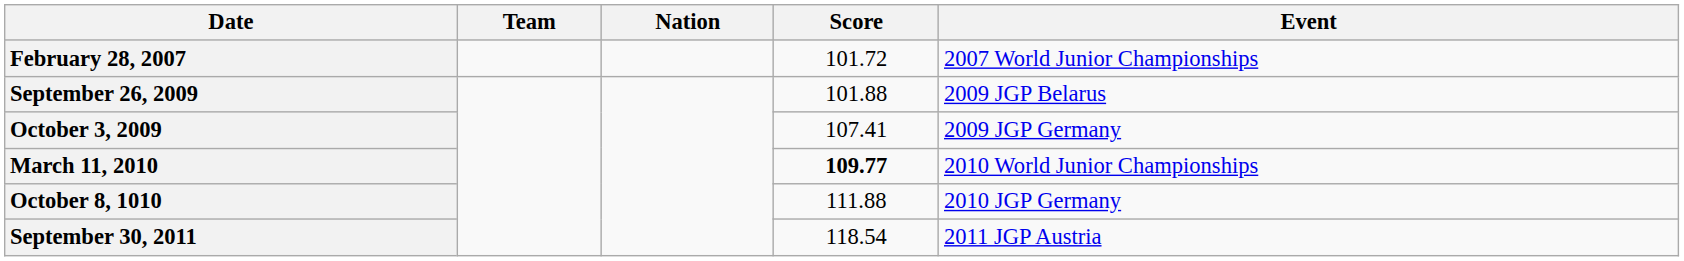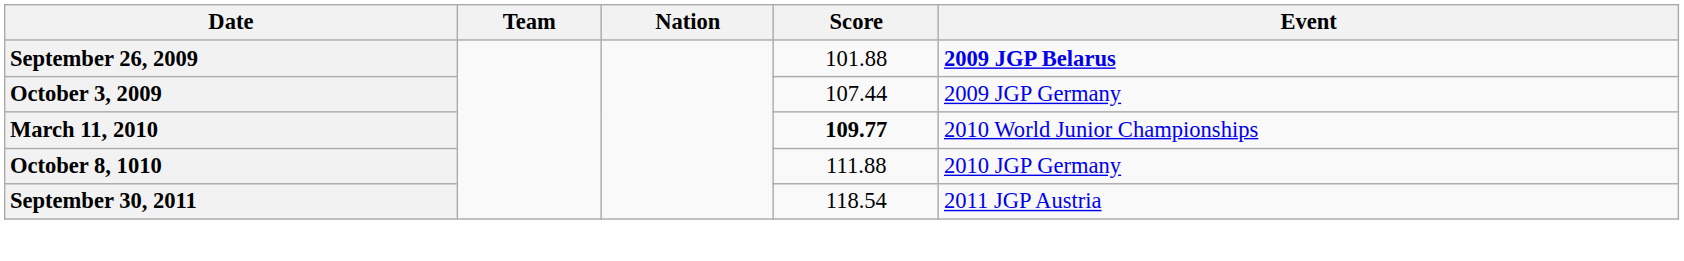- row: (98, 58)
(1025, 93) normal -> (1030, 58) bold
(856, 129) 107.41 -> (856, 93) 107.44
